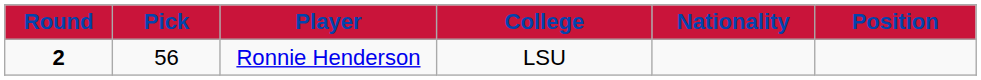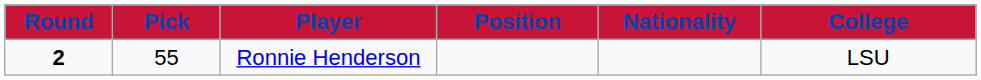columns swapped: (895, 22) <-> (544, 22)
(167, 57) 56 -> (167, 57) 55
